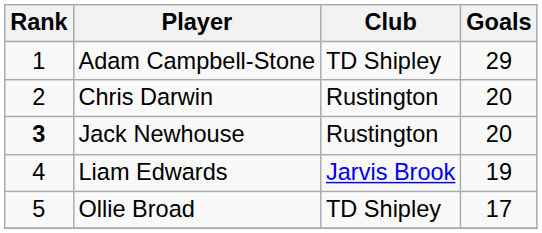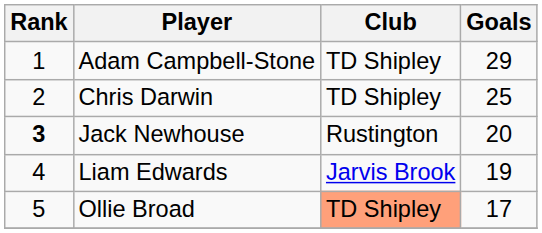(382, 97) Rustington -> (383, 97) TD Shipley
(499, 97) 20 -> (499, 97) 25
(383, 209) no background -> (383, 209) lightsalmon background
